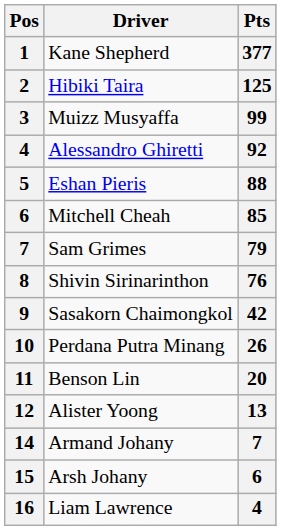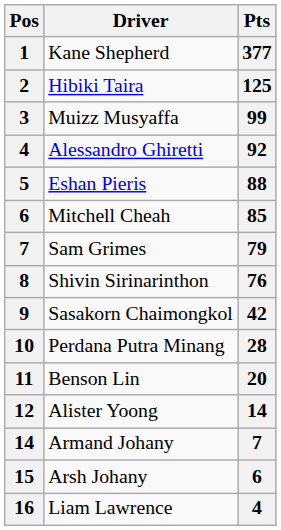(257, 345) 26 -> (257, 345) 28
(257, 410) 13 -> (257, 410) 14
